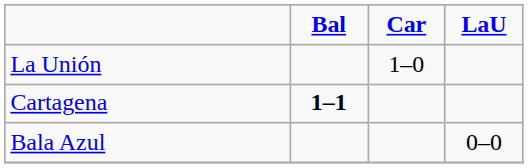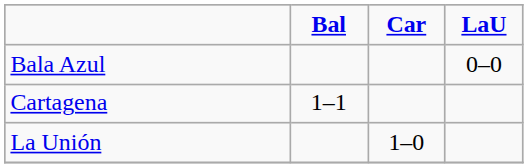rows swapped: (58, 142) <-> (56, 64)
(329, 103) bold -> (329, 103) normal
